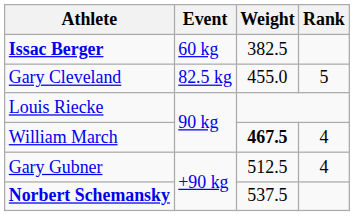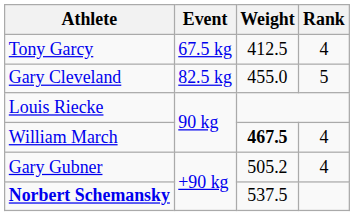- row: (56, 49)
+ row: (51, 49)
(267, 166) 512.5 -> (267, 166) 505.2
